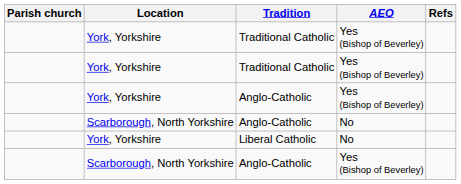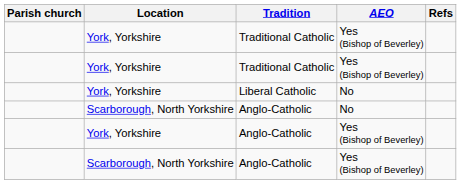rows swapped: (124, 98) <-> (124, 139)
